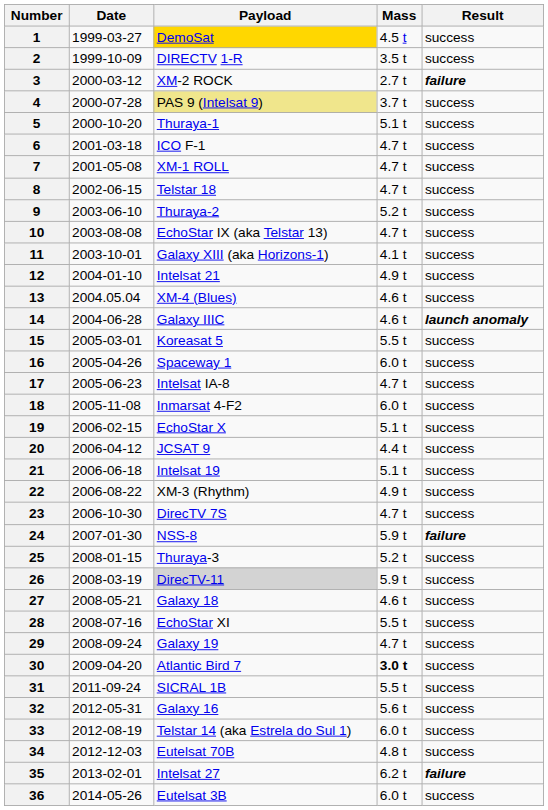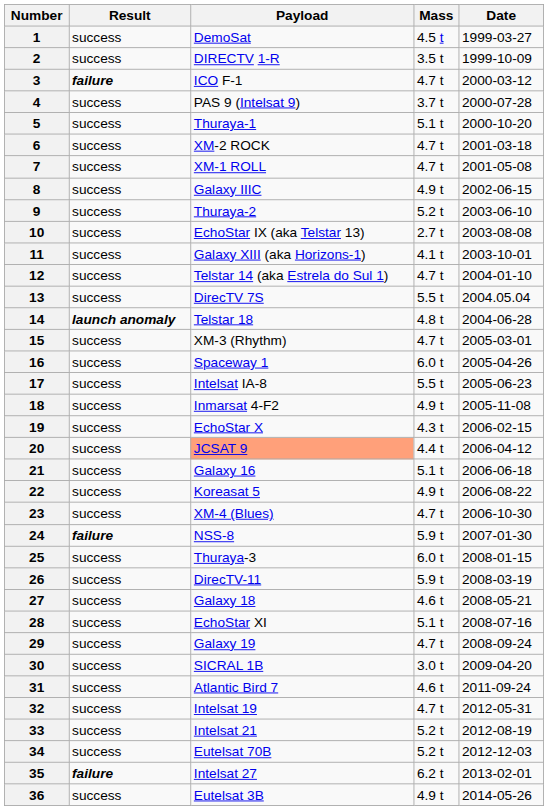columns swapped: (111, 15) <-> (483, 15)
(185, 37) gold background -> (222, 37) no background
(195, 80) XM-2 ROCK -> (218, 80) ICO F-1
(393, 80) 2.7 t -> (430, 80) 4.7 t
(210, 102) khaki background -> (247, 102) no background
(181, 145) ICO F-1 -> (232, 145) XM-2 ROCK
(186, 189) Telstar 18 -> (228, 189) Galaxy IIIC
(393, 189) 4.7 t -> (430, 189) 4.9 t
(393, 232) 4.7 t -> (430, 232) 2.7 t
(188, 275) Intelsat 21 -> (291, 275) Telstar 14 (aka Estrela do Sul 1)
(393, 275) 4.9 t -> (430, 275) 4.7 t
(197, 297) XM-4 (Blues) -> (229, 297) DirecTV 7S
(393, 297) 4.6 t -> (430, 297) 5.5 t
(191, 319) Galaxy IIIC -> (223, 319) Telstar 18
(393, 319) 4.6 t -> (430, 319) 4.8 t
(190, 340) Koreasat 5 -> (240, 340) XM-3 (Rhythm)
(393, 340) 5.5 t -> (430, 340) 4.7 t
(393, 384) 4.7 t -> (430, 384) 5.5 t
(393, 405) 6.0 t -> (430, 405) 4.9 t
(393, 427) 5.1 t -> (430, 427) 4.3 t
(183, 449) no background -> (221, 449) lightsalmon background
(188, 470) Intelsat 19 -> (225, 470) Galaxy 16
(203, 492) XM-3 (Rhythm) -> (227, 492) Koreasat 5
(192, 514) DirecTV 7S -> (234, 514) XM-4 (Blues)
(393, 557) 5.2 t -> (430, 557) 6.0 t
(190, 579) lightgrey background -> (228, 579) no background
(393, 622) 5.5 t -> (430, 622) 5.1 t
(199, 665) Atlantic Bird 7 -> (229, 665) SICRAL 1B
(394, 665) bold -> (430, 665) normal
(191, 687) SICRAL 1B -> (236, 687) Atlantic Bird 7
(393, 687) 5.5 t -> (430, 687) 4.6 t
(188, 708) Galaxy 16 -> (225, 708) Intelsat 19
(393, 708) 5.6 t -> (430, 708) 4.7 t
(254, 730) Telstar 14 (aka Estrela do Sul 1) -> (225, 730) Intelsat 21
(393, 730) 6.0 t -> (430, 730) 5.2 t
(393, 752) 4.8 t -> (430, 752) 5.2 t
(393, 795) 6.0 t -> (430, 795) 4.9 t
